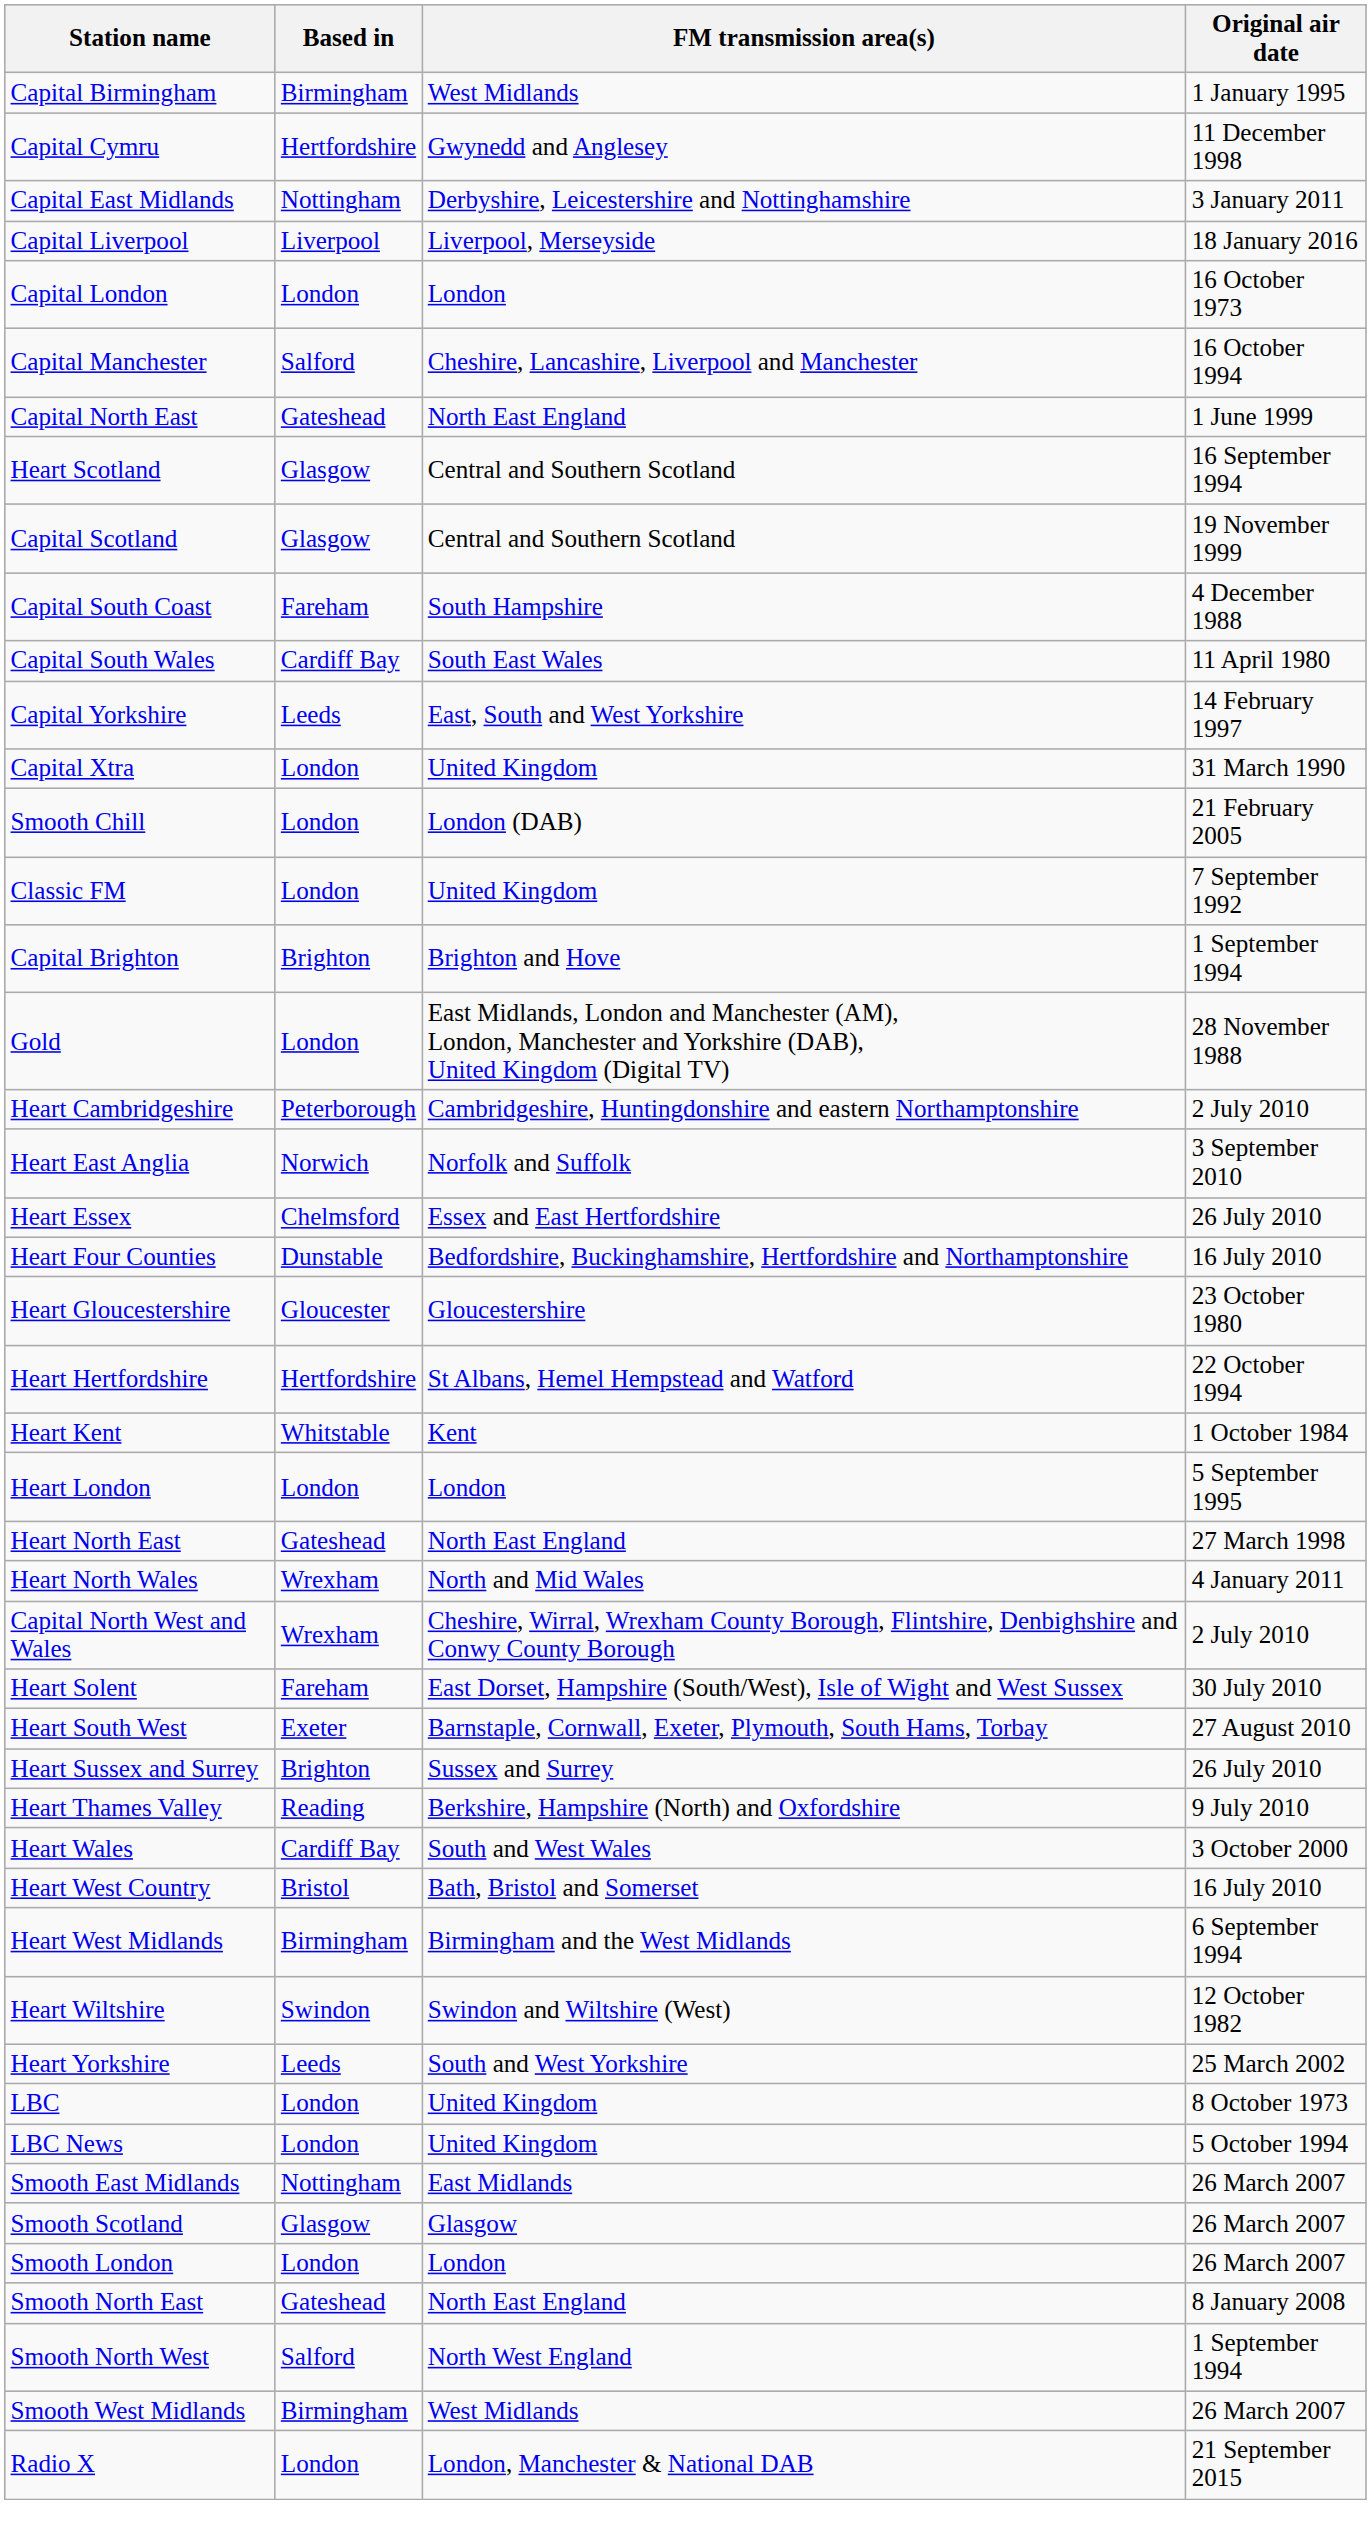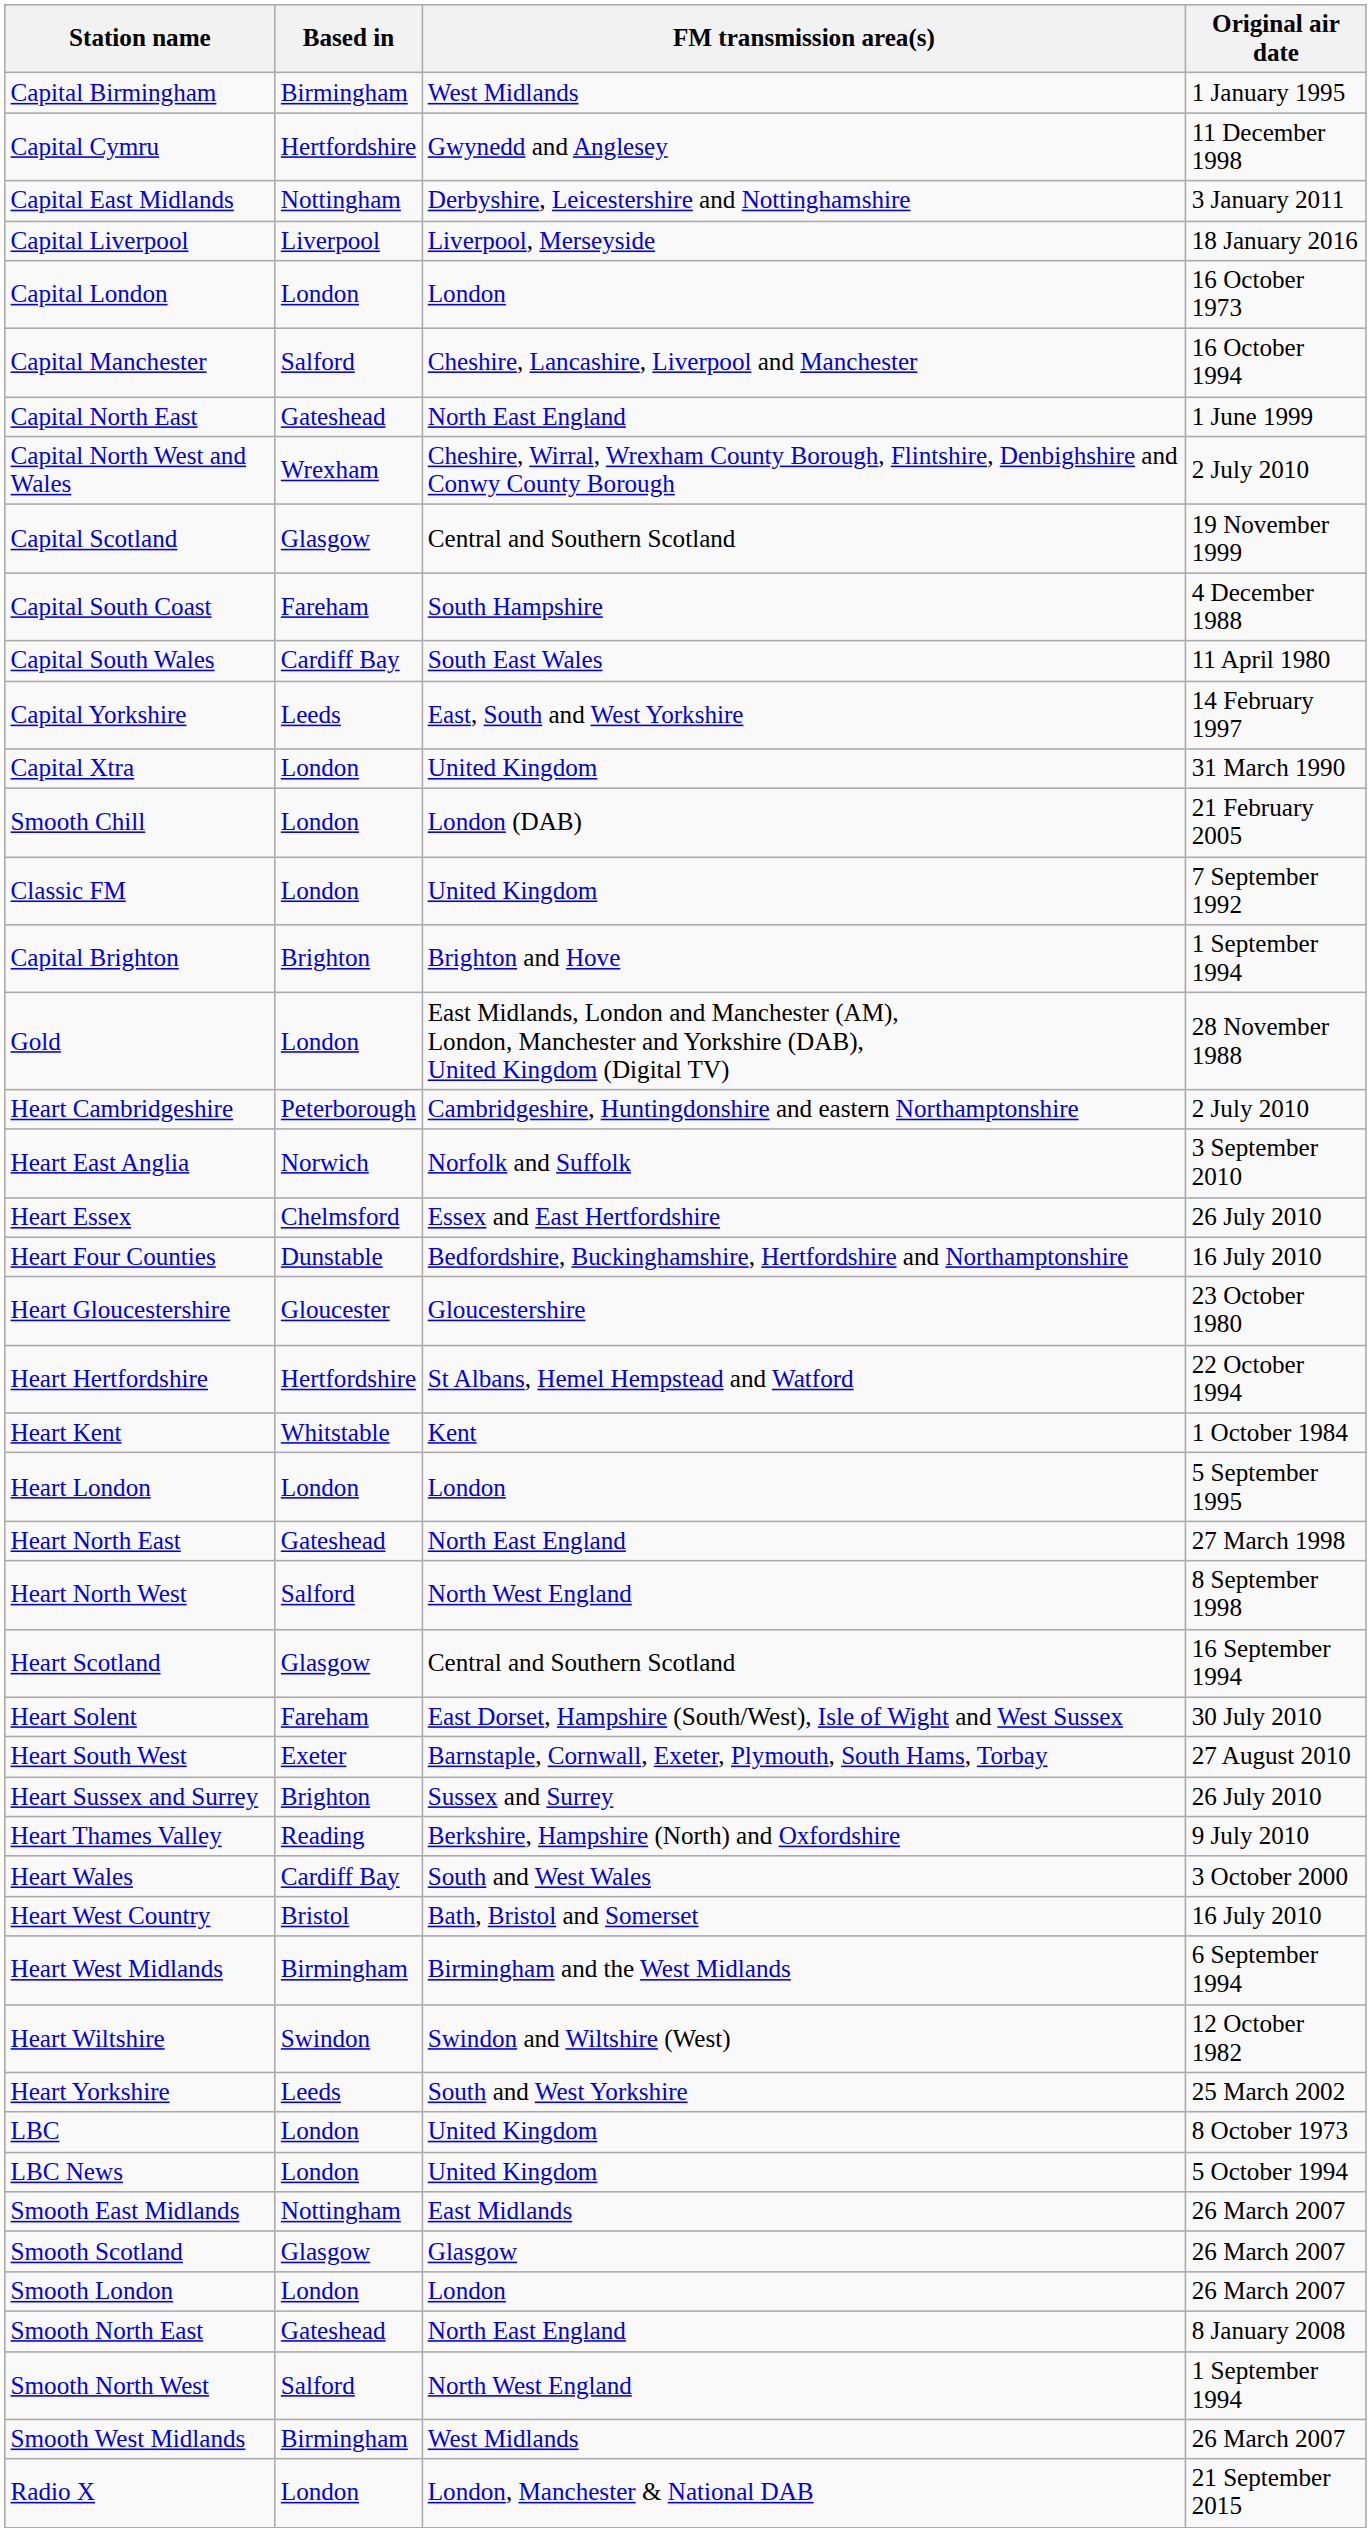rows swapped: (128, 1634) <-> (86, 470)
- row: (104, 1580)
+ row: (99, 1594)
